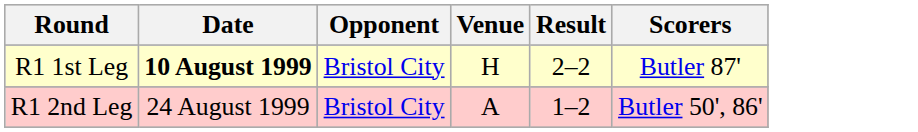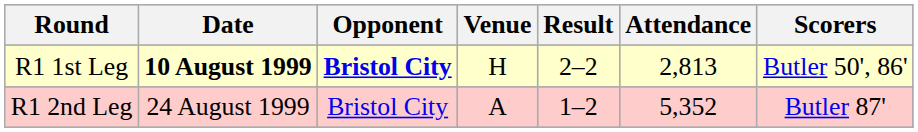+ column: (688, 24)
(384, 65) normal -> (388, 65) bold
(690, 65) Butler 87' -> (835, 65) Butler 50', 86'
(690, 106) Butler 50', 86' -> (835, 106) Butler 87'
